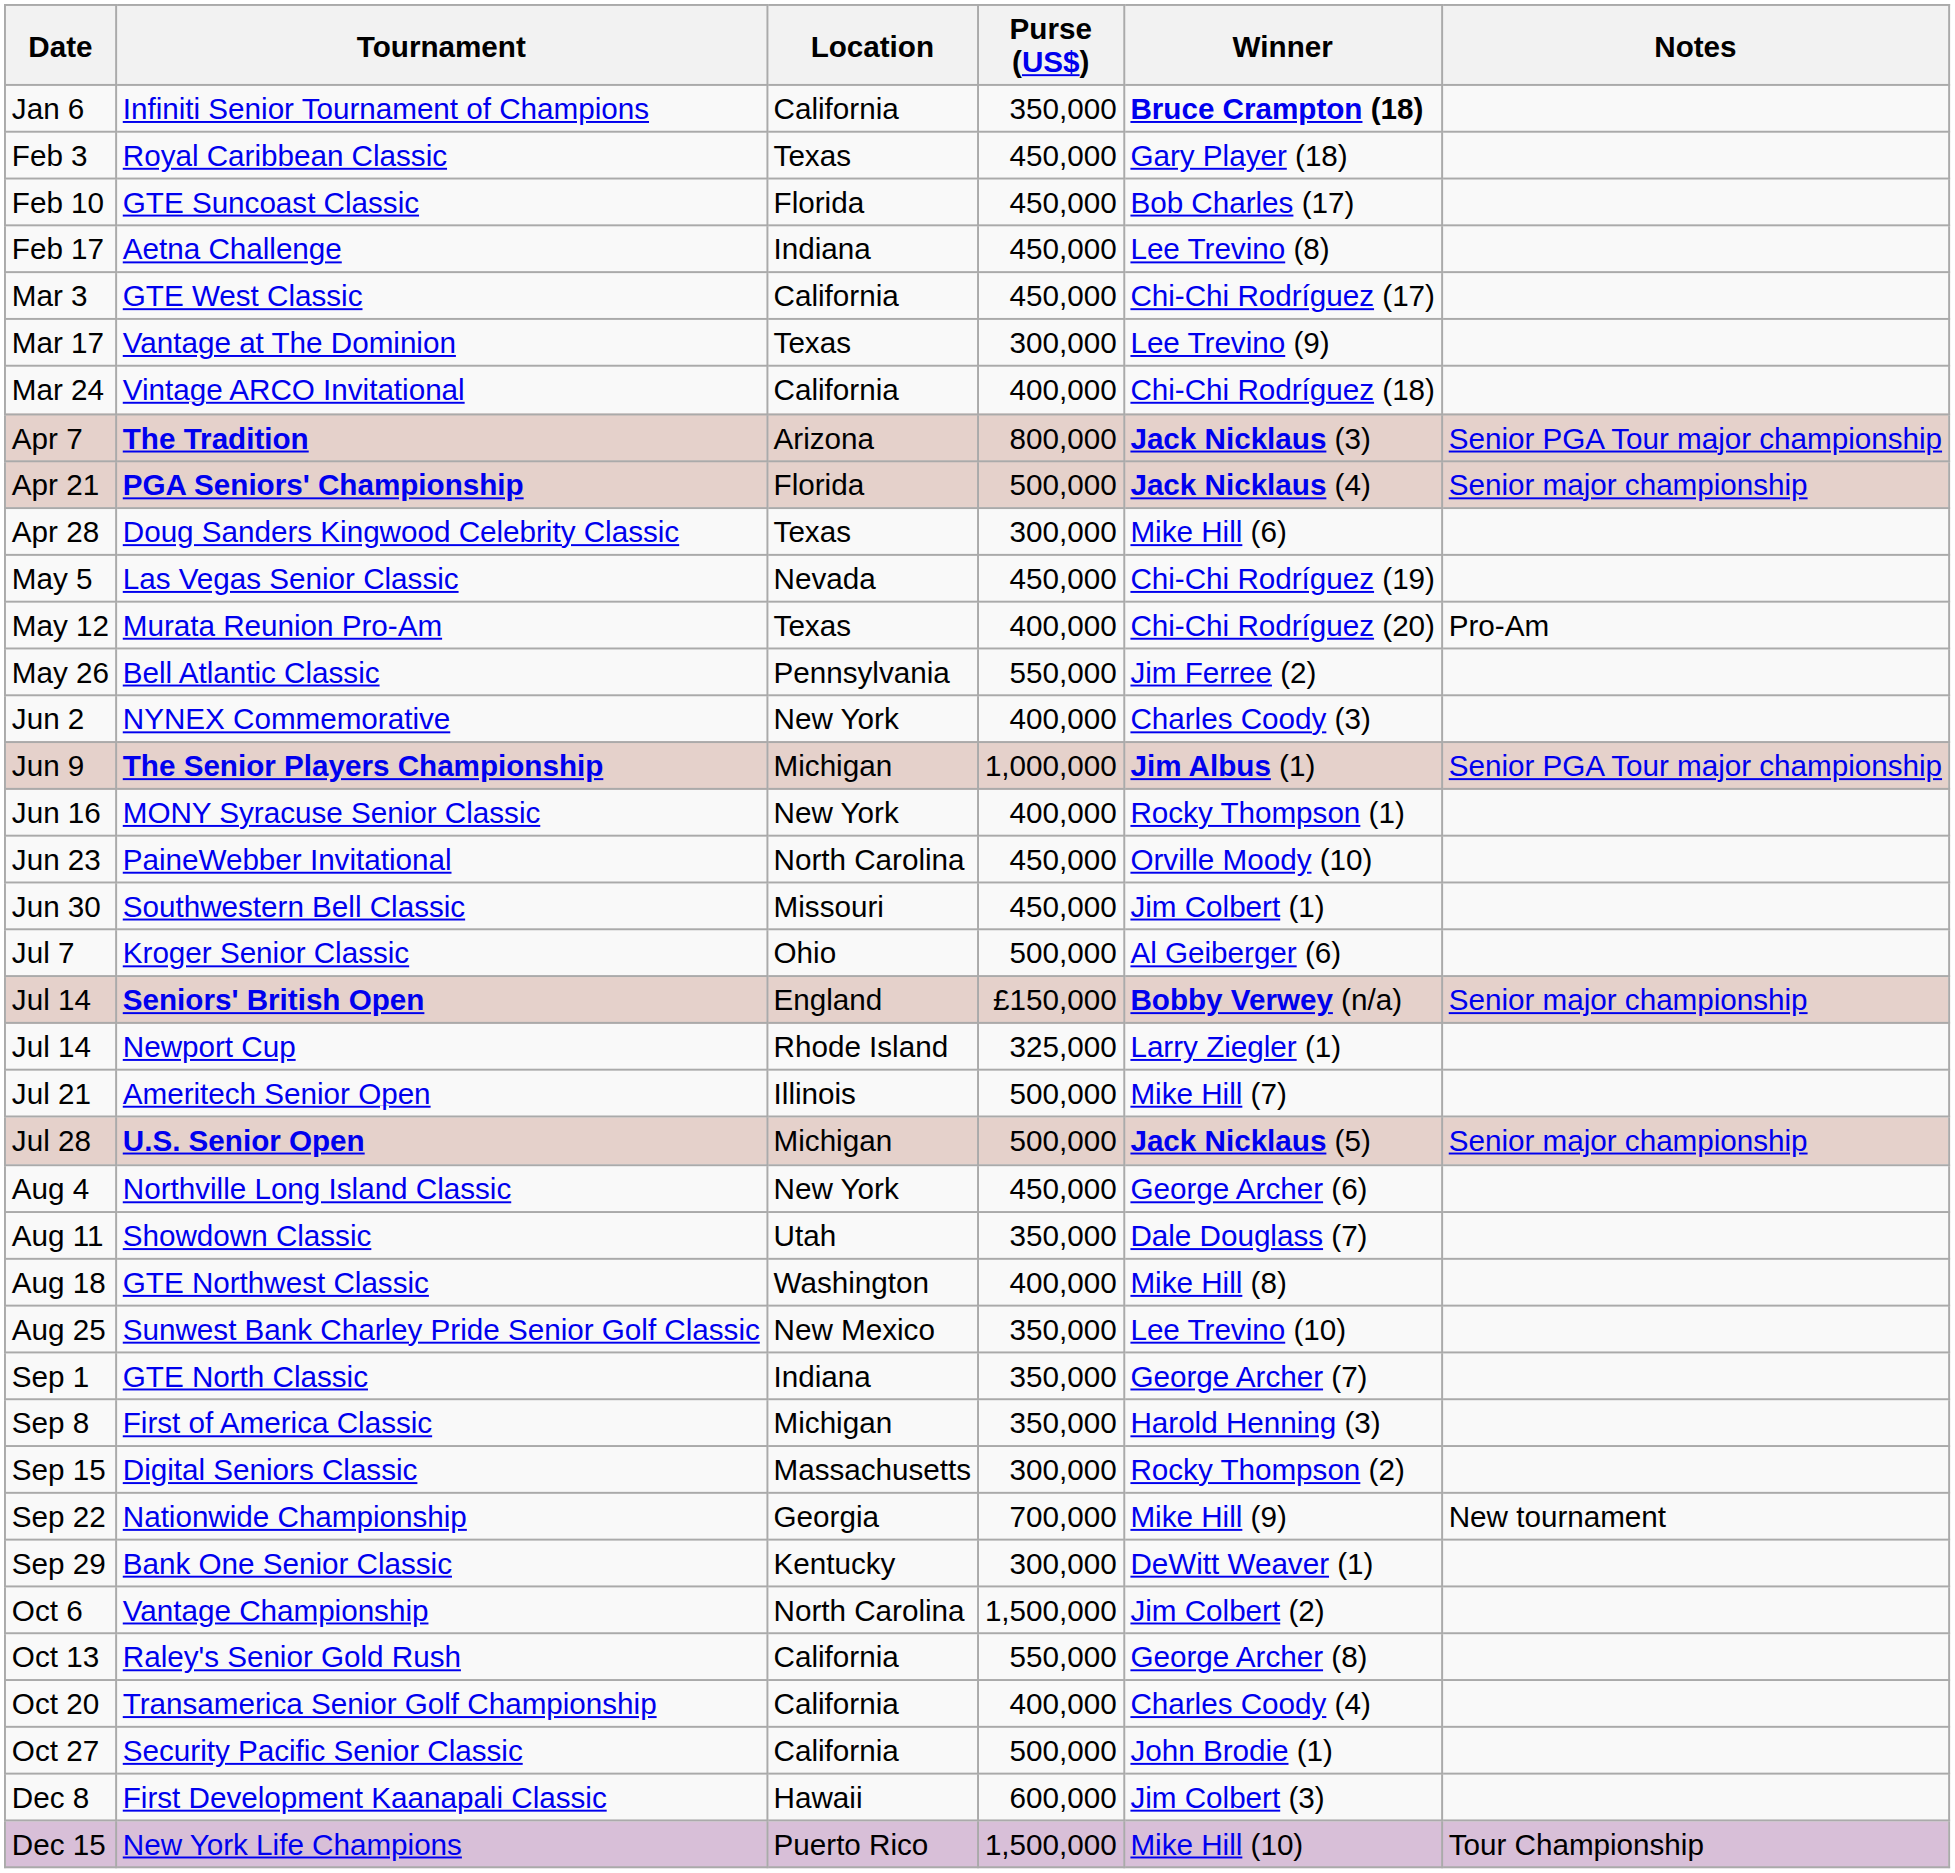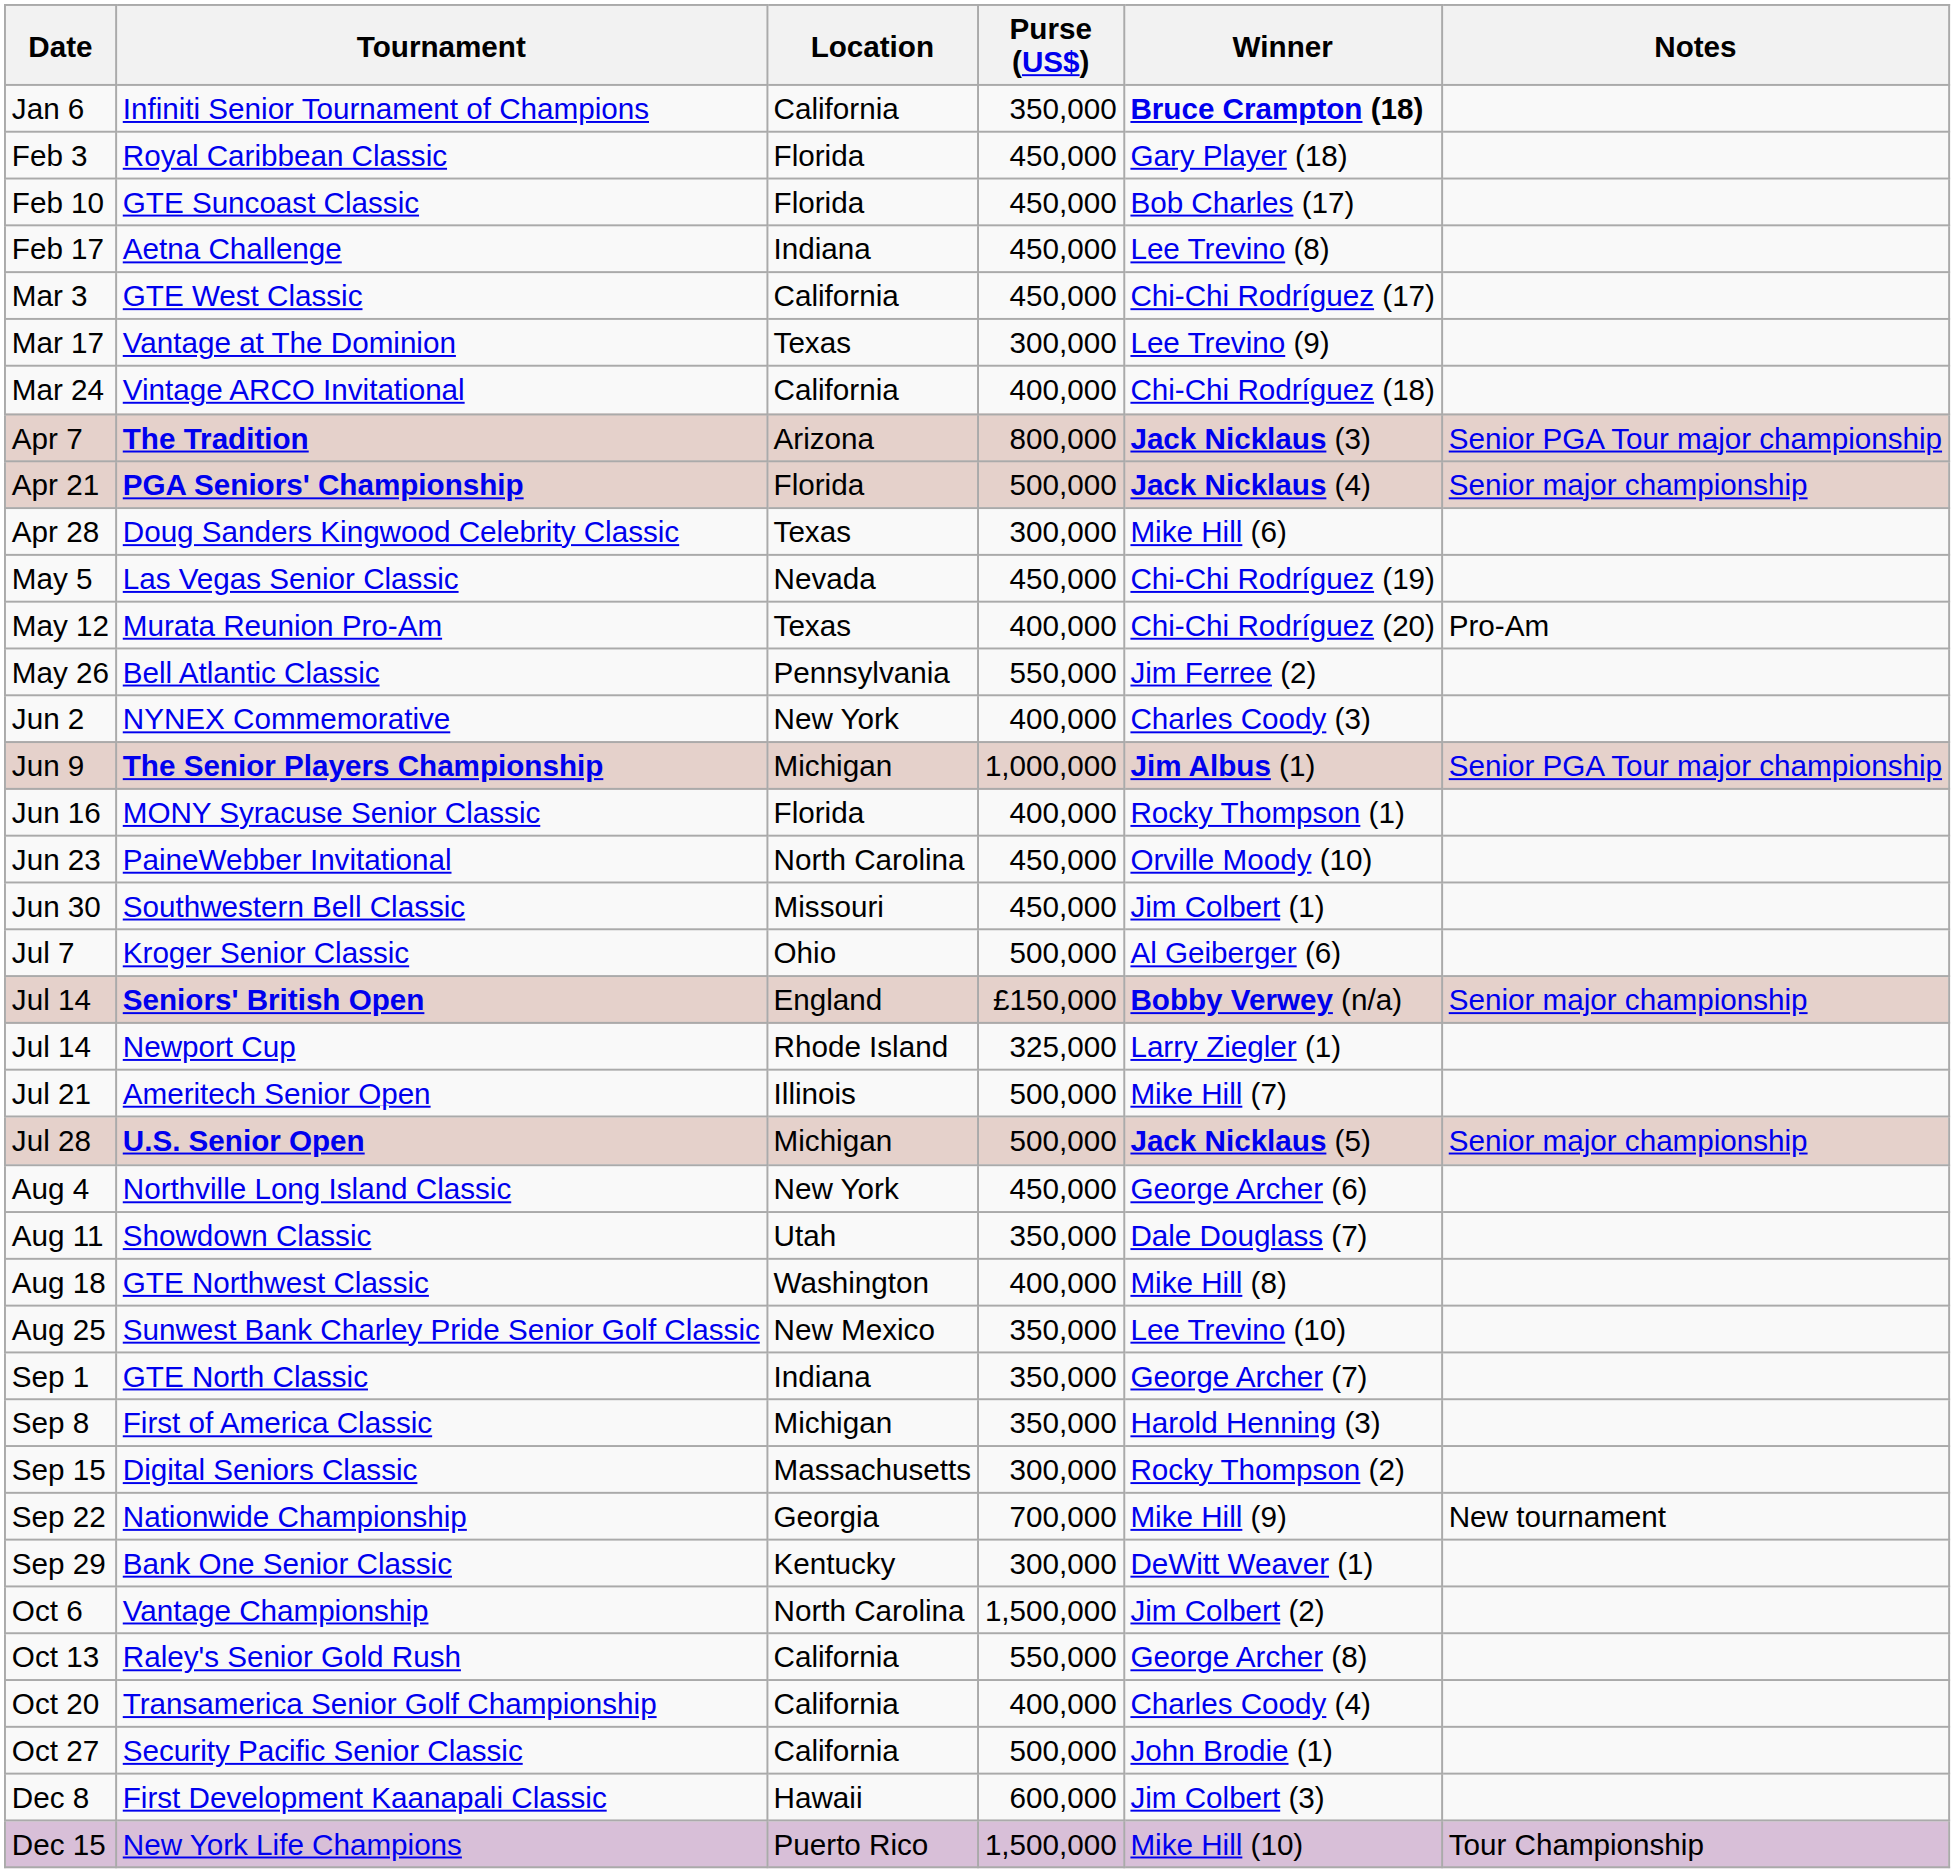(812, 156) Texas -> (819, 156) Florida
(836, 813) New York -> (819, 813) Florida
